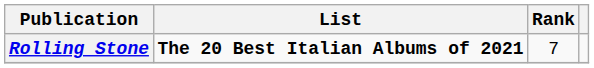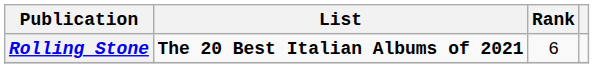(554, 49) 7 -> (554, 49) 6
